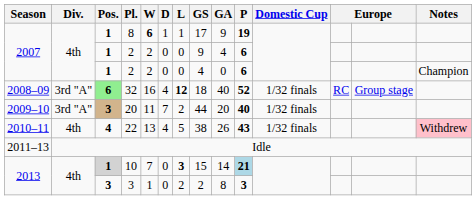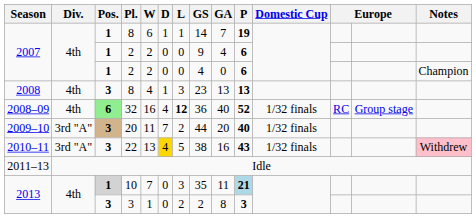(149, 33) bold -> (149, 33) normal
(201, 33) 17 -> (201, 33) 14
(223, 33) 9 -> (223, 33) 7
+ row: (28, 90)
(73, 90) 3rd "A" -> (73, 109) 4th
(201, 90) 18 -> (201, 109) 36
(73, 128) 4th -> (73, 147) 3rd "A"
(108, 128) 4 -> (108, 147) 3
(165, 128) no background -> (165, 147) gold background
(223, 128) 26 -> (223, 147) 16
(181, 166) bold -> (181, 185) normal
(201, 166) 15 -> (201, 185) 35
(223, 166) 14 -> (223, 185) 11
